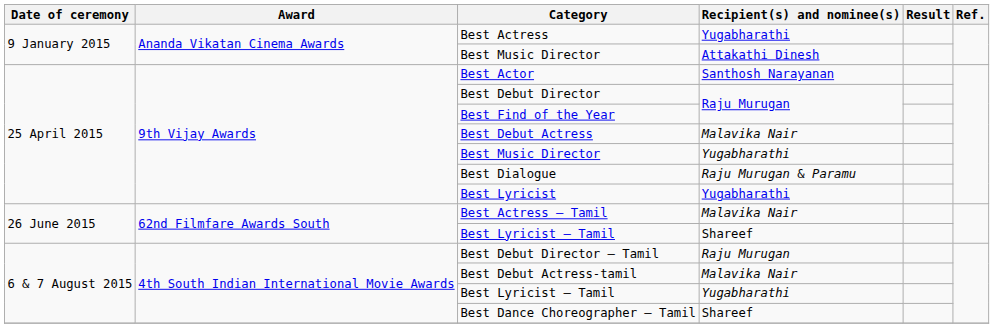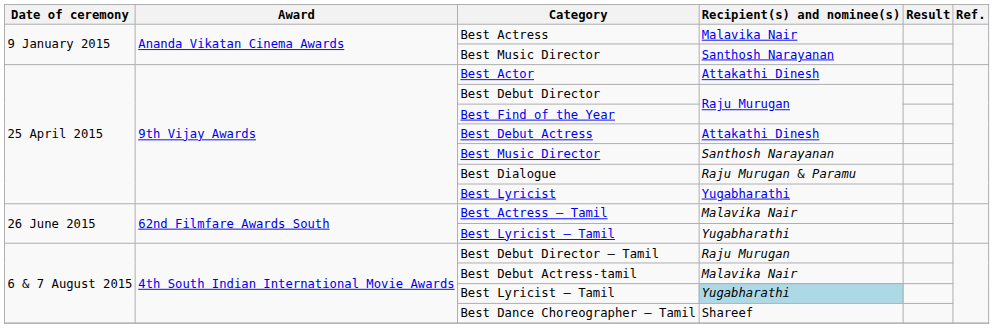(746, 34) Yugabharathi -> (750, 34) Malavika Nair
(761, 54) Attakathi Dinesh -> (768, 54) Santhosh Narayanan
(768, 74) Santhosh Narayanan -> (761, 74) Attakathi Dinesh
(750, 134) Malavika Nair -> (761, 134) Attakathi Dinesh
(746, 154) Yugabharathi -> (768, 154) Santhosh Narayanan
(727, 234) Shareef -> (746, 234) Yugabharathi
(746, 293) no background -> (746, 293) lightblue background
